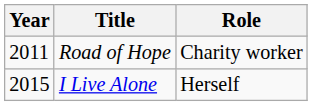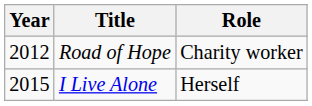(29, 52) 2011 -> (29, 52) 2012
